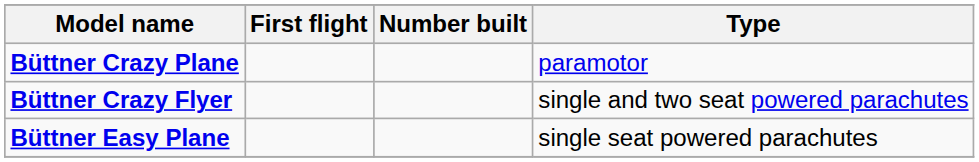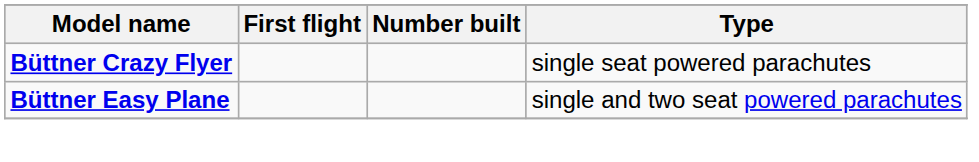- row: (125, 62)
(753, 100) single and two seat powered parachutes -> (701, 62) single seat powered parachutes
(708, 138) single seat powered parachutes -> (747, 100) single and two seat powered parachutes
